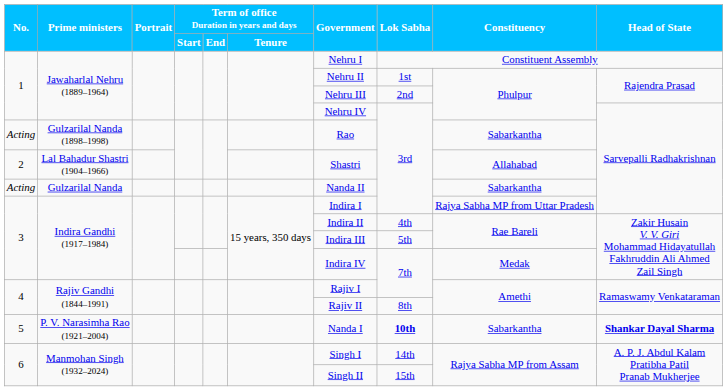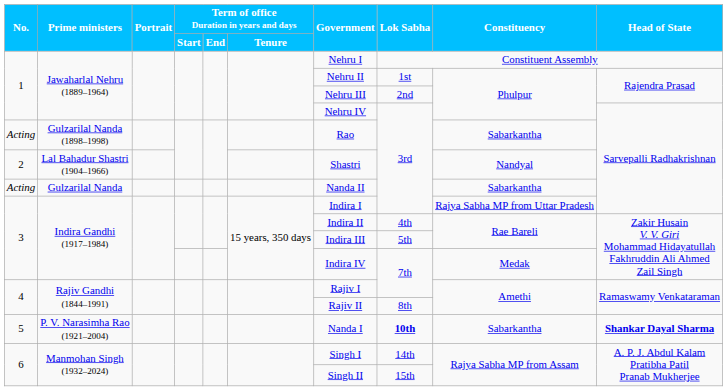(515, 164) Allahabad -> (515, 164) Nandyal
